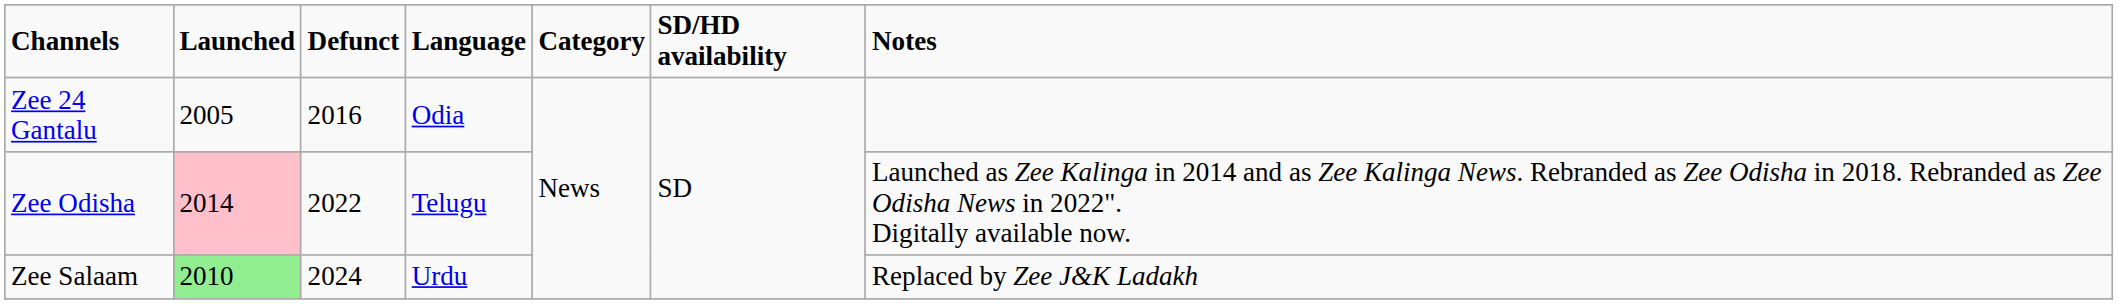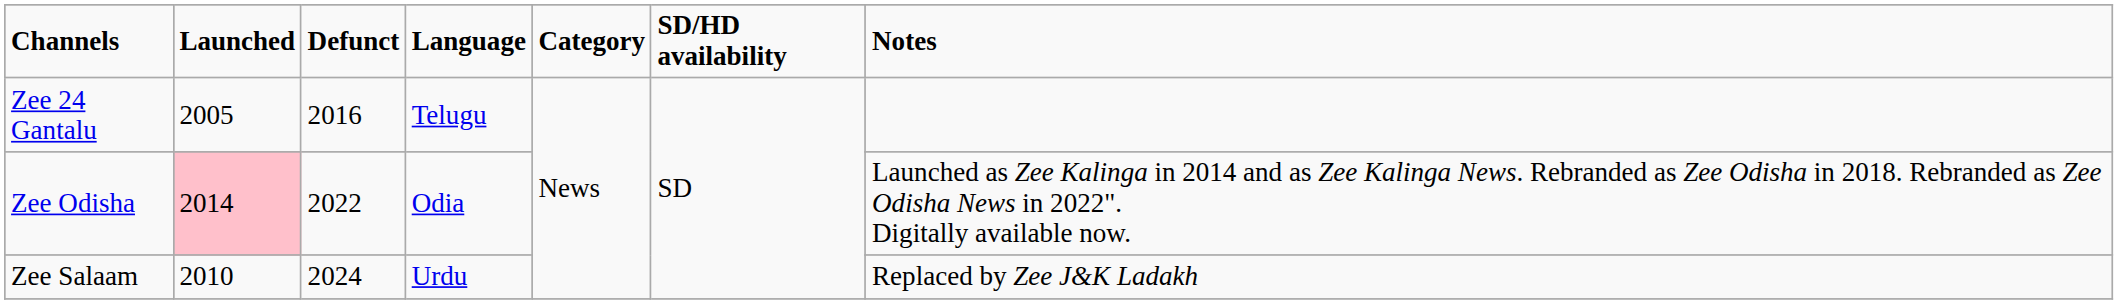(438, 114) Odia -> (449, 114) Telugu
(449, 202) Telugu -> (438, 202) Odia
(206, 276) lightgreen background -> (206, 276) no background
